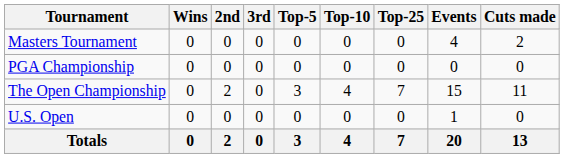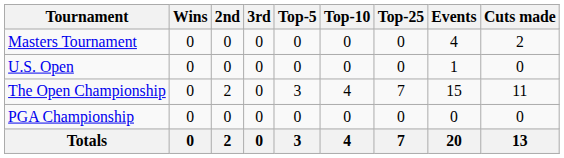rows swapped: (41, 116) <-> (71, 66)
